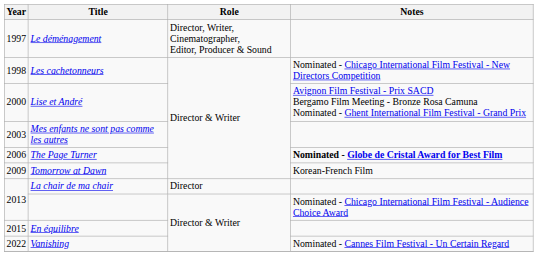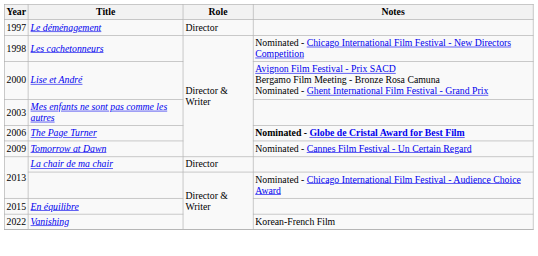(221, 38) Director, Writer, Cinematographer, Editor, Producer & Sound -> (202, 27) Director
(333, 170) Korean-French Film -> (363, 149) Nominated - Cannes Film Festival - Un Certain Regard
(401, 243) Nominated - Cannes Film Festival - Un Certain Regard -> (295, 221) Korean-French Film
